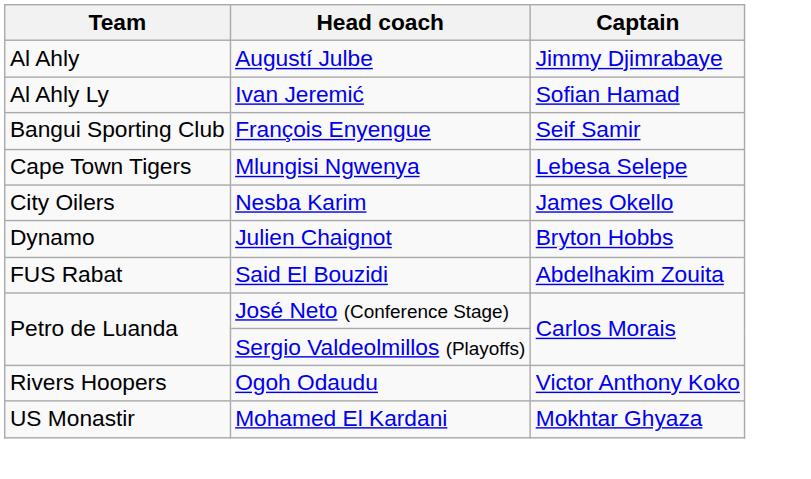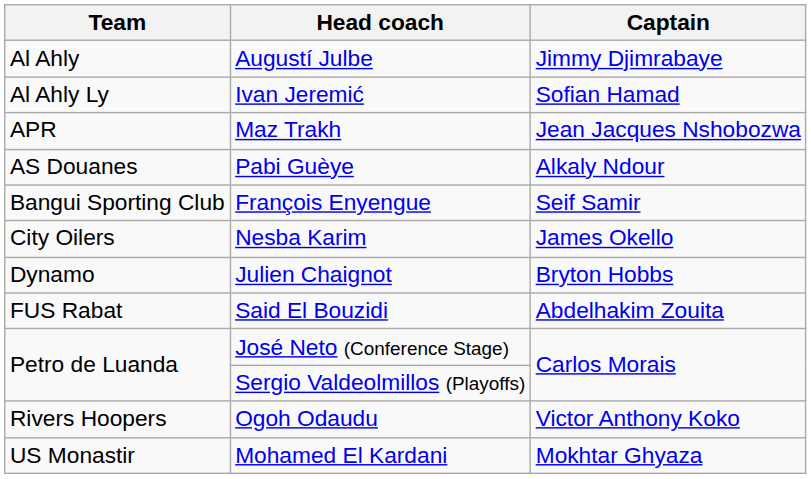+ row: (288, 130)
+ row: (295, 166)
- row: (327, 166)
